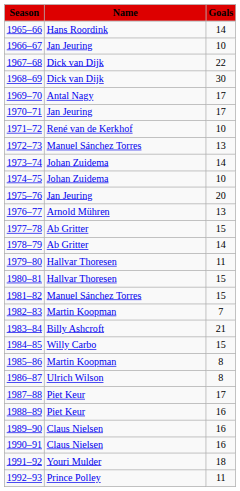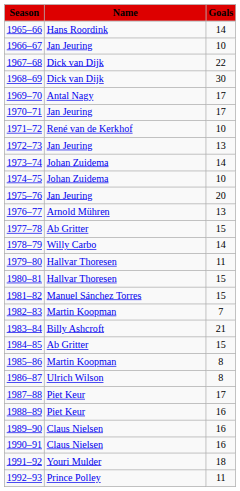(94, 146) Manuel Sánchez Torres -> (70, 146) Jan Jeuring
(68, 245) Ab Gritter -> (72, 245) Willy Carbo
(72, 345) Willy Carbo -> (68, 345) Ab Gritter
